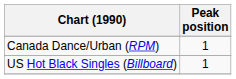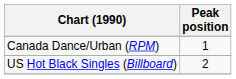(205, 64) 1 -> (205, 64) 2
